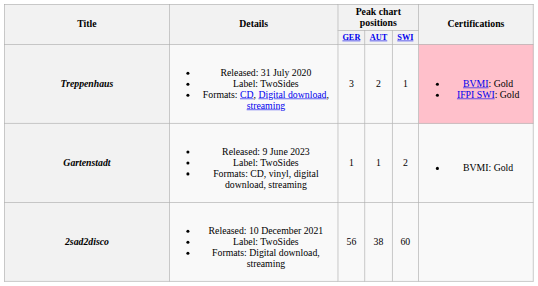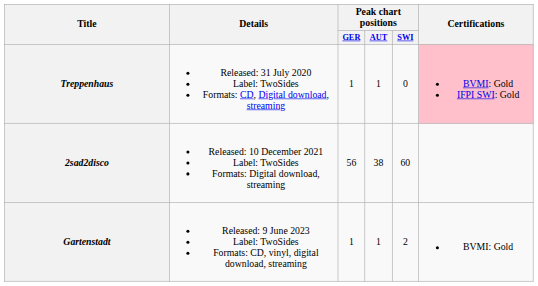(351, 84) 3 -> (351, 84) 1
(378, 84) 2 -> (378, 84) 1
(405, 84) 1 -> (405, 84) 0
rows swapped: (87, 241) <-> (87, 163)
